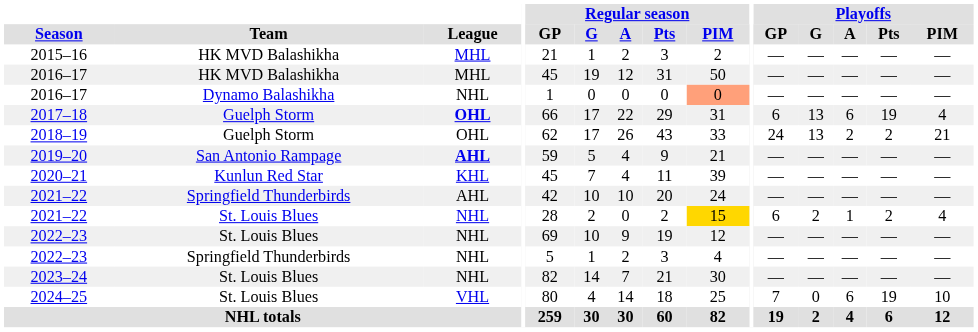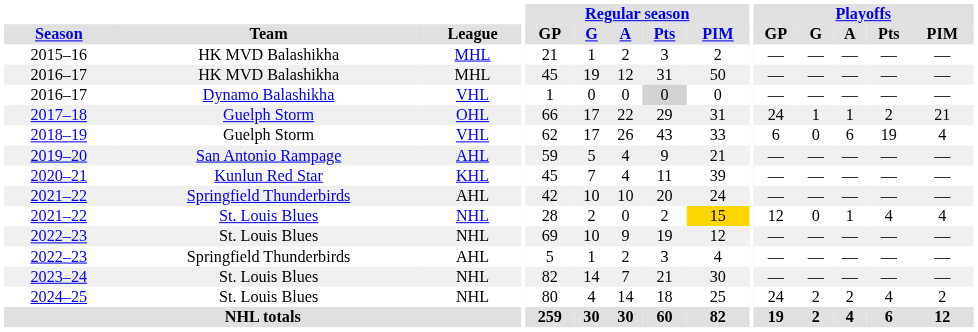(473, 94) NHL -> (473, 94) VHL
(665, 94) no background -> (665, 94) lightgrey background
(718, 94) lightsalmon background -> (718, 94) no background
(473, 115) bold -> (473, 115) normal
(776, 115) 6 -> (776, 115) 24
(816, 115) 13 -> (816, 115) 1
(850, 115) 6 -> (850, 115) 1
(889, 115) 19 -> (889, 115) 2
(942, 115) 4 -> (942, 115) 21
(473, 135) OHL -> (473, 135) VHL
(776, 135) 24 -> (776, 135) 6
(816, 135) 13 -> (816, 135) 0
(850, 135) 2 -> (850, 135) 6
(889, 135) 2 -> (889, 135) 19
(942, 135) 21 -> (942, 135) 4
(473, 155) bold -> (473, 155) normal
(776, 216) 6 -> (776, 216) 12
(816, 216) 2 -> (816, 216) 0
(889, 216) 2 -> (889, 216) 4
(473, 256) NHL -> (473, 256) AHL
(473, 296) VHL -> (473, 296) NHL
(776, 296) 7 -> (776, 296) 24
(816, 296) 0 -> (816, 296) 2
(850, 296) 6 -> (850, 296) 2
(889, 296) 19 -> (889, 296) 4
(942, 296) 10 -> (942, 296) 2
